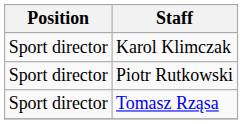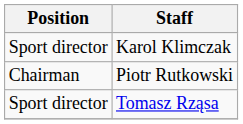(58, 75) Sport director -> (44, 75) Chairman
